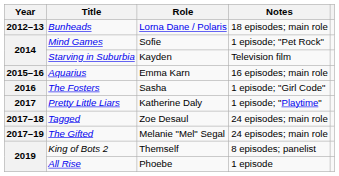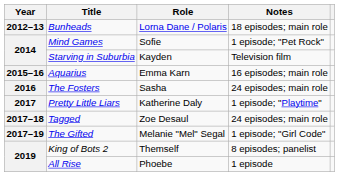(278, 88) 1 episode; "Girl Code" -> (279, 88) 24 episodes; main role
(279, 133) 24 episodes; main role -> (278, 133) 1 episode; "Girl Code"
